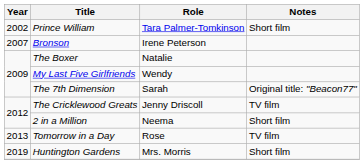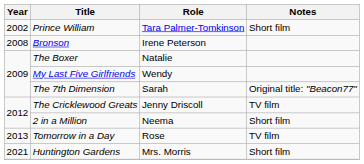(17, 43) 2007 -> (17, 43) 2008
(17, 151) 2019 -> (17, 151) 2021
